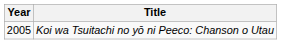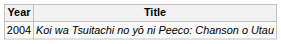(19, 30) 2005 -> (19, 30) 2004
